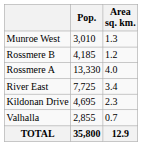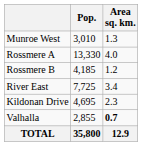rows swapped: (31, 70) <-> (31, 54)
(111, 117) normal -> (111, 117) bold
